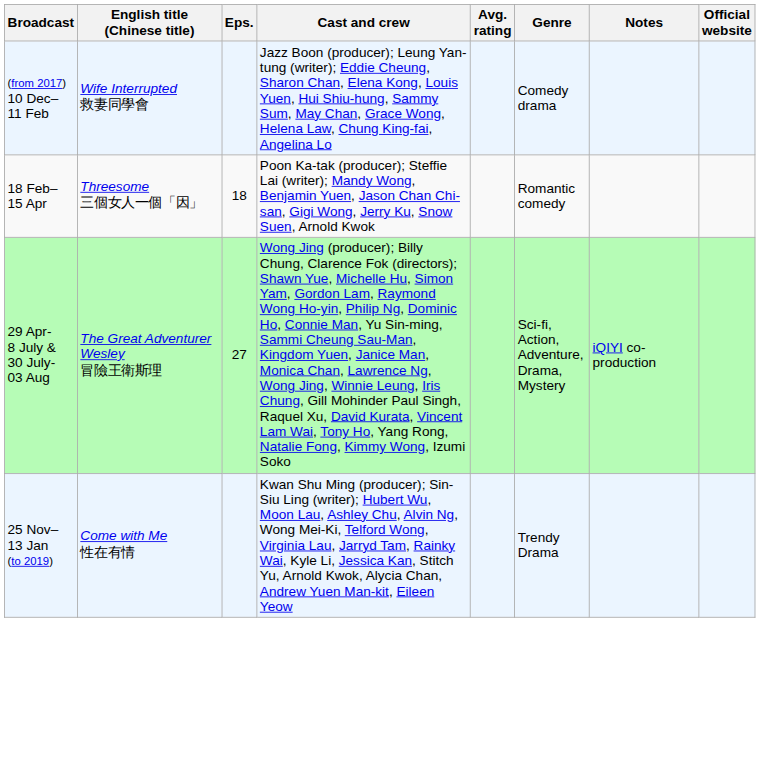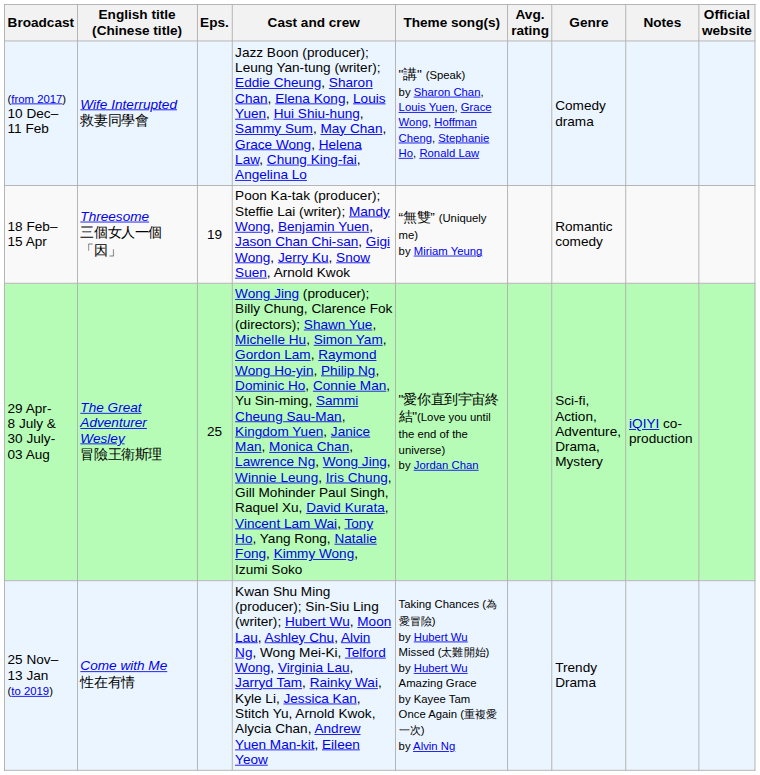+ column: (452, 22)
(239, 196) 18 -> (214, 234) 19
(239, 355) 27 -> (214, 431) 25
